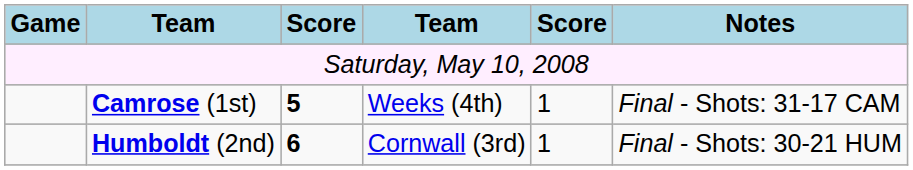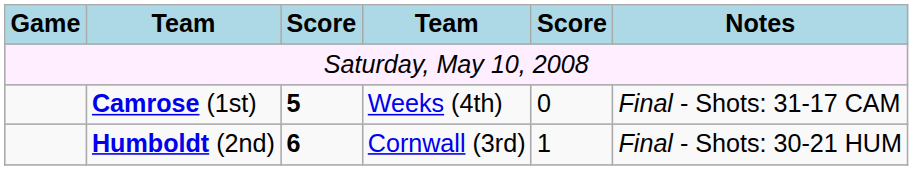(544, 104) 1 -> (544, 104) 0
